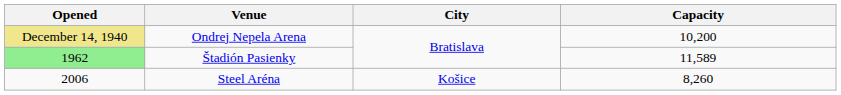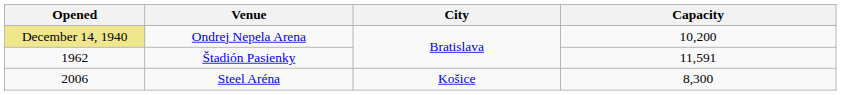(75, 57) lightgreen background -> (75, 57) no background
(698, 57) 11,589 -> (698, 57) 11,591
(698, 79) 8,260 -> (698, 79) 8,300
